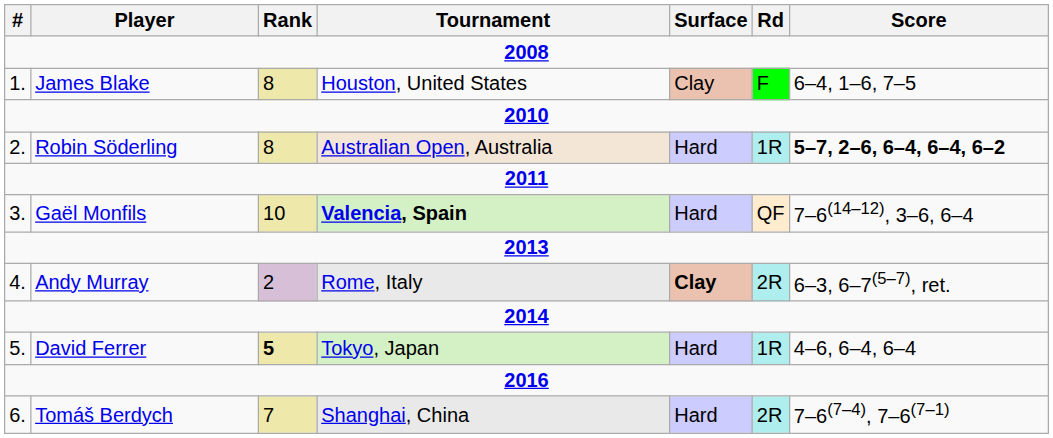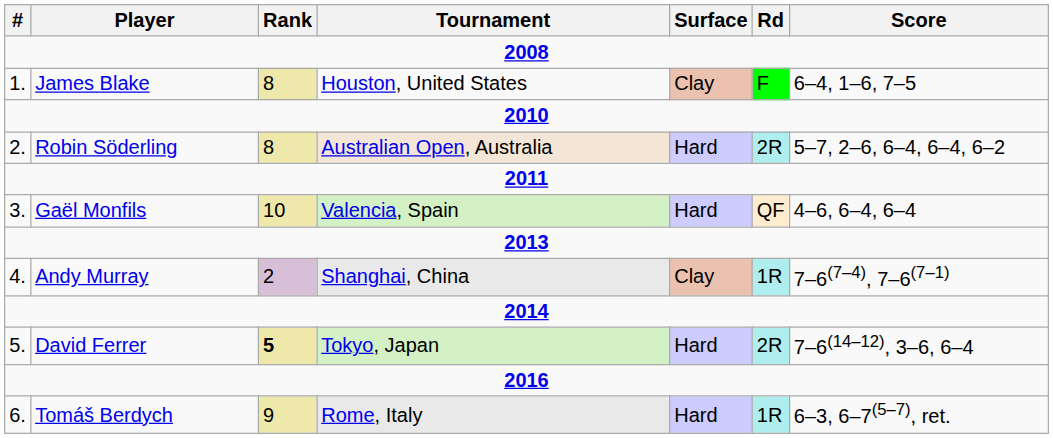(770, 147) 1R -> (770, 147) 2R
(899, 147) bold -> (899, 147) normal
(394, 213) bold -> (390, 210) normal
(884, 213) 7–6(14–12), 3–6, 6–4 -> (855, 210) 4–6, 6–4, 6–4
(372, 282) Rome, Italy -> (395, 276) Shanghai, China
(695, 282) bold -> (694, 276) normal
(770, 282) 2R -> (770, 276) 1R
(872, 282) 6–3, 6–7(5–7), ret. -> (872, 276) 7–6(7–4), 7–6(7–1)
(770, 348) 1R -> (770, 345) 2R
(855, 348) 4–6, 6–4, 6–4 -> (884, 345) 7–6(14–12), 3–6, 6–4
(269, 414) 7 -> (269, 414) 9
(395, 414) Shanghai, China -> (372, 414) Rome, Italy
(770, 414) 2R -> (770, 414) 1R
(872, 414) 7–6(7–4), 7–6(7–1) -> (872, 414) 6–3, 6–7(5–7), ret.
